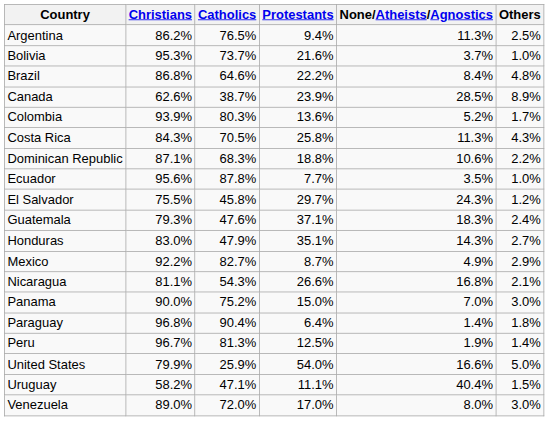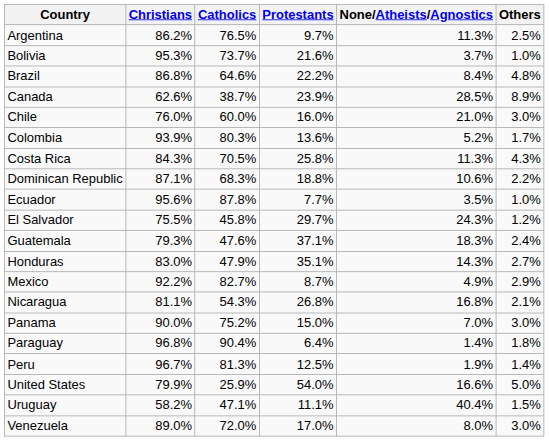(319, 35) 9.4% -> (319, 35) 9.7%
+ row: (22, 117)
(315, 281) 26.6% -> (315, 302) 26.8%
